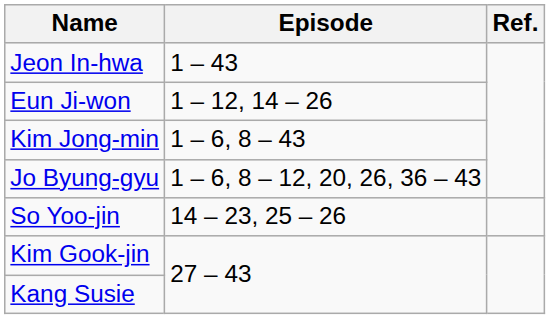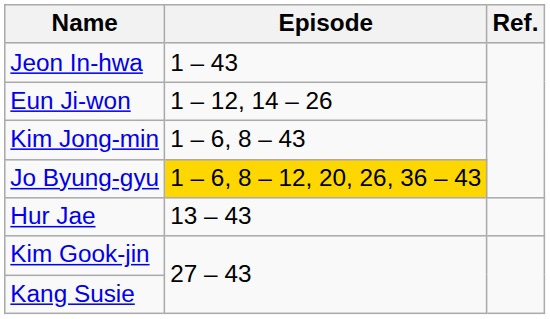(326, 178) no background -> (326, 178) gold background
+ row: (53, 216)
- row: (65, 216)
